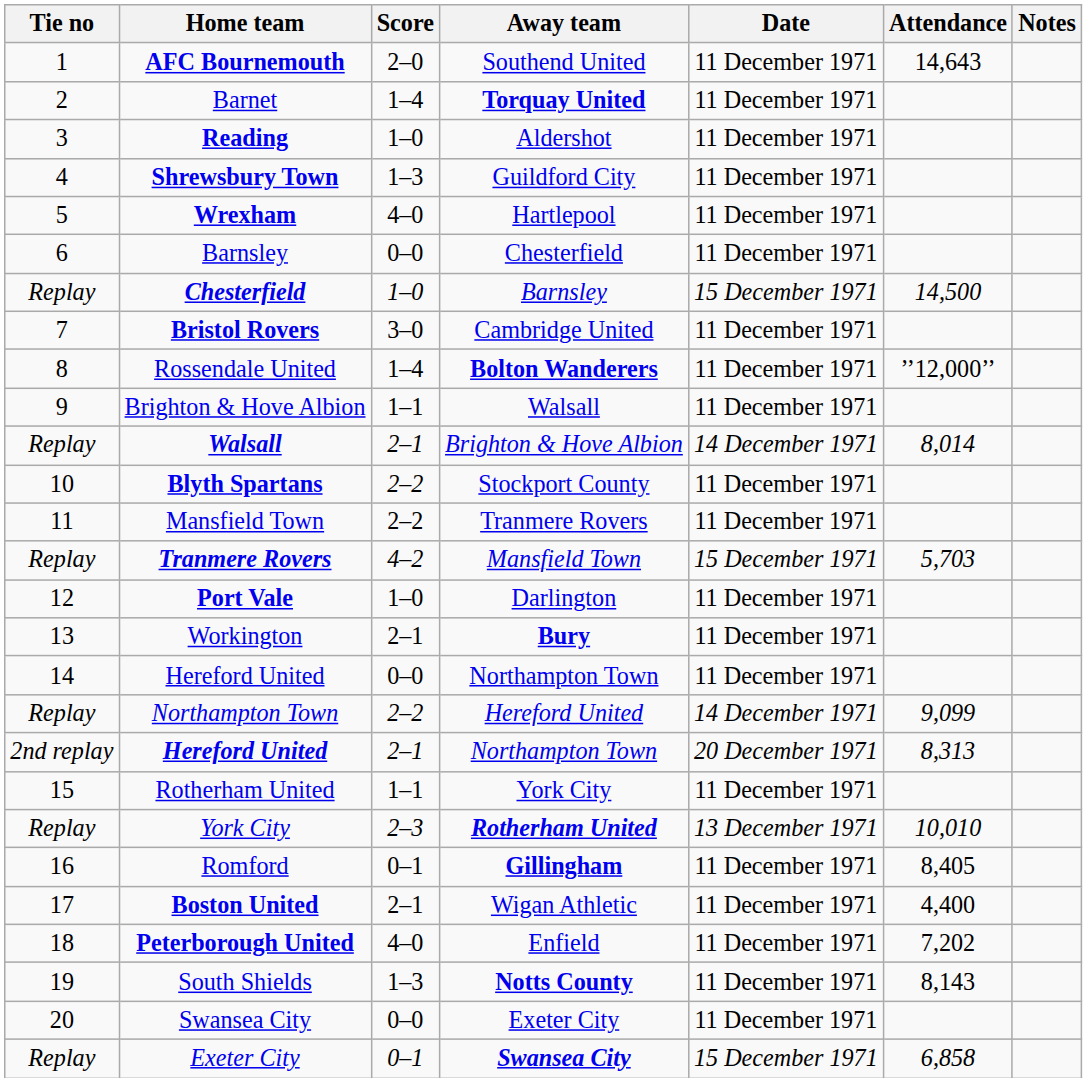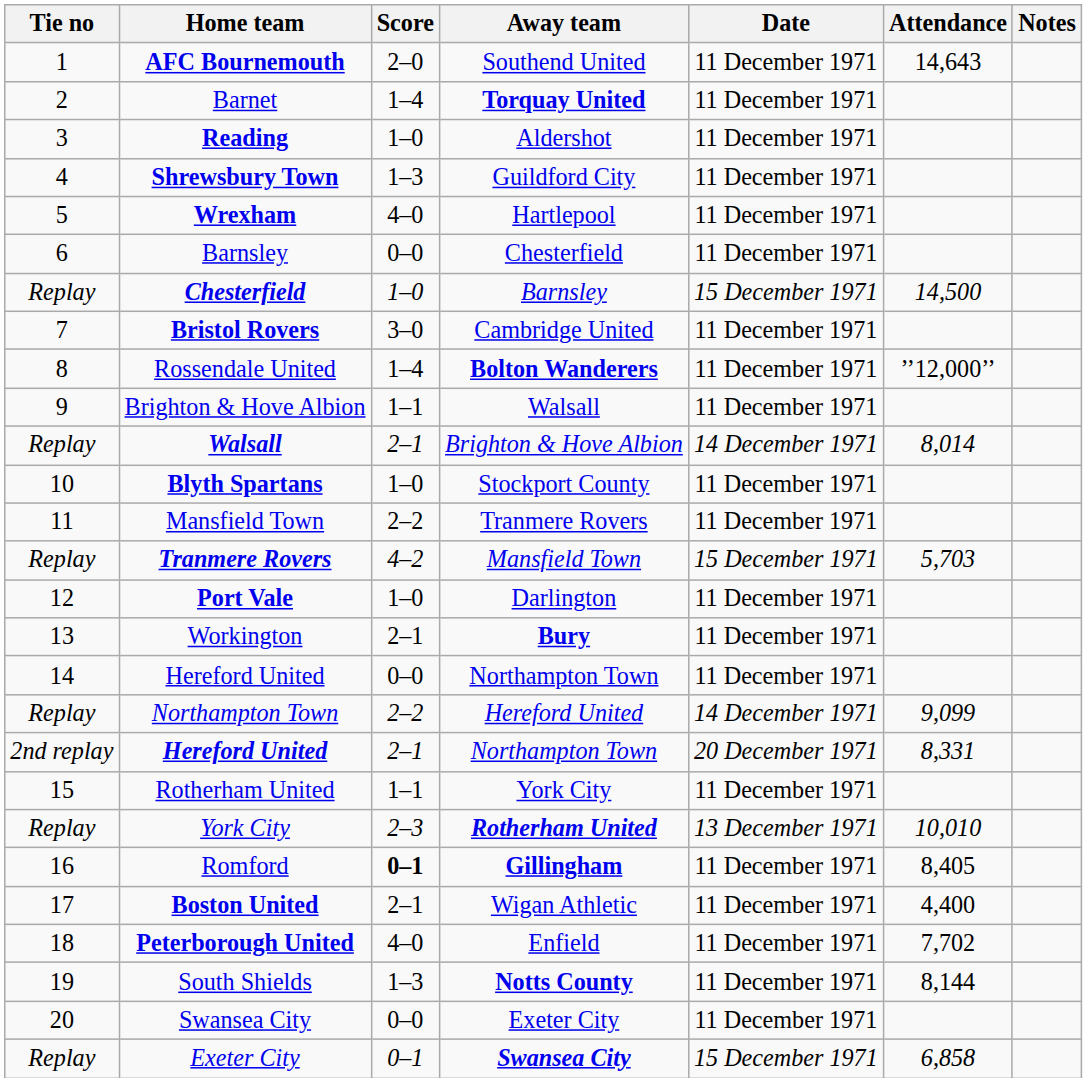(405, 483) 2–2 -> (405, 483) 1–0
(948, 751) 8,313 -> (948, 751) 8,331
(405, 866) normal -> (405, 866) bold
(948, 943) 7,202 -> (948, 943) 7,702
(948, 981) 8,143 -> (948, 981) 8,144
